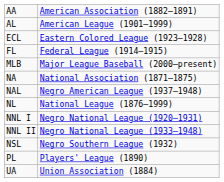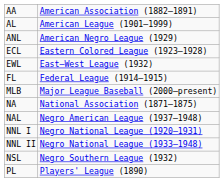+ row: (14, 38)
+ row: (14, 64)
- row: (11, 104)
- row: (11, 171)
